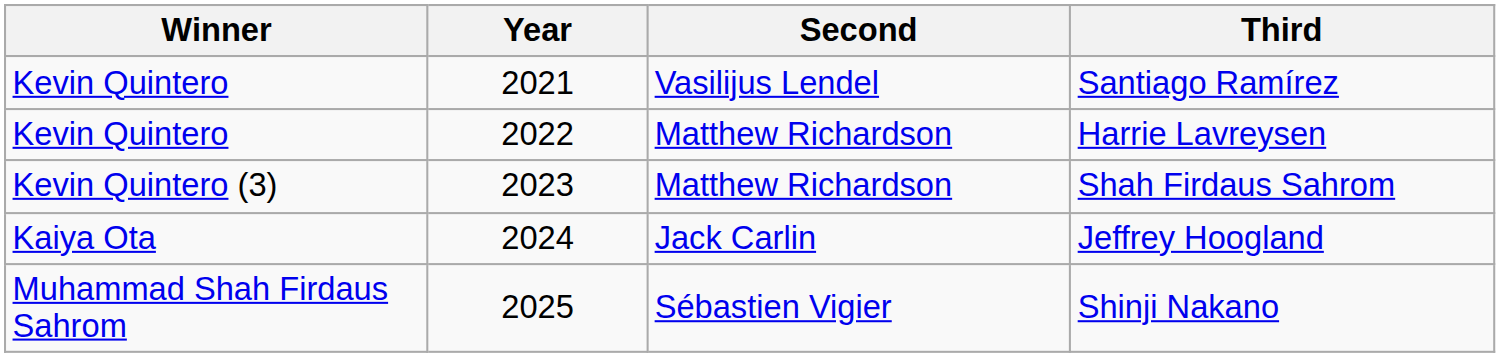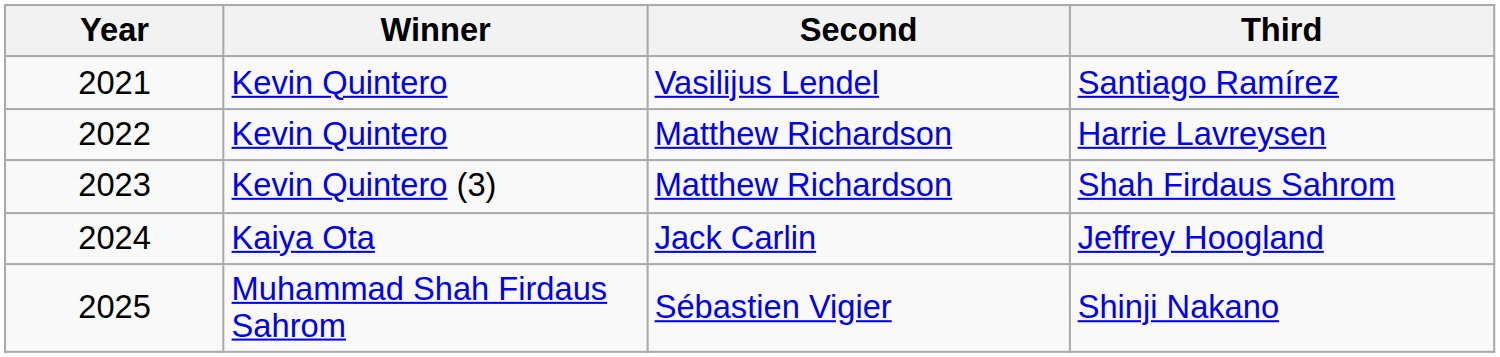columns swapped: (538, 30) <-> (217, 30)
